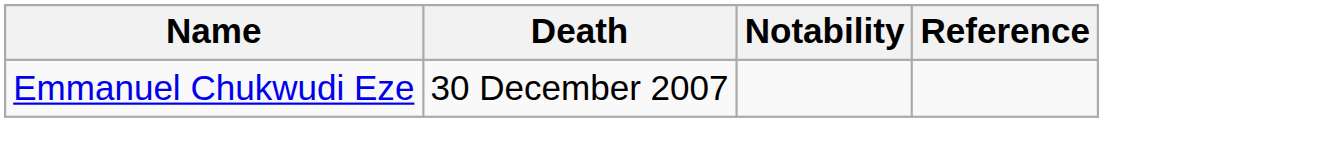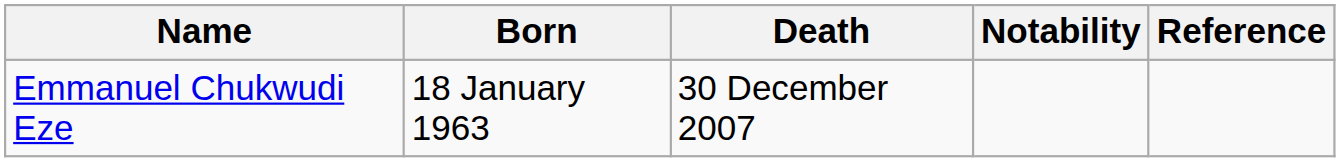+ column: (537, 32)
